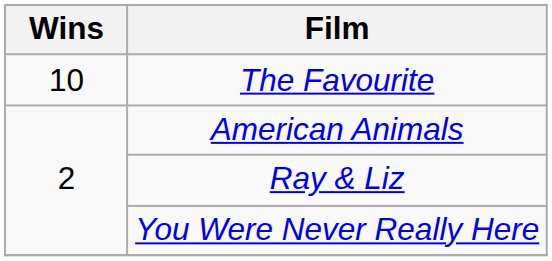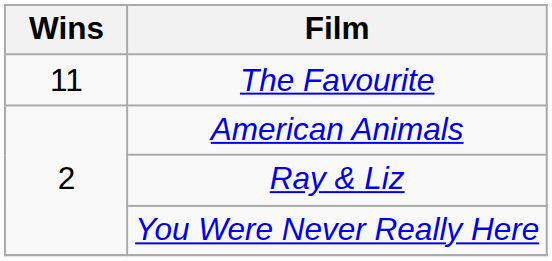(66, 79) 10 -> (66, 79) 11
